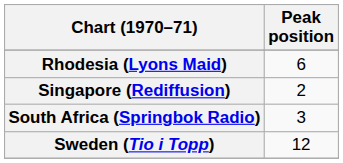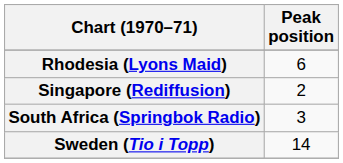(301, 144) 12 -> (301, 144) 14
